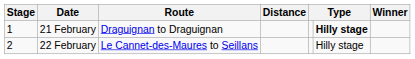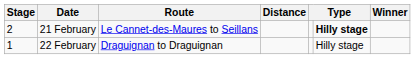(10, 29) 1 -> (10, 29) 2
(162, 29) Draguignan to Draguignan -> (179, 29) Le Cannet-des-Maures to Seillans
(10, 45) 2 -> (10, 45) 1
(179, 45) Le Cannet-des-Maures to Seillans -> (162, 45) Draguignan to Draguignan
